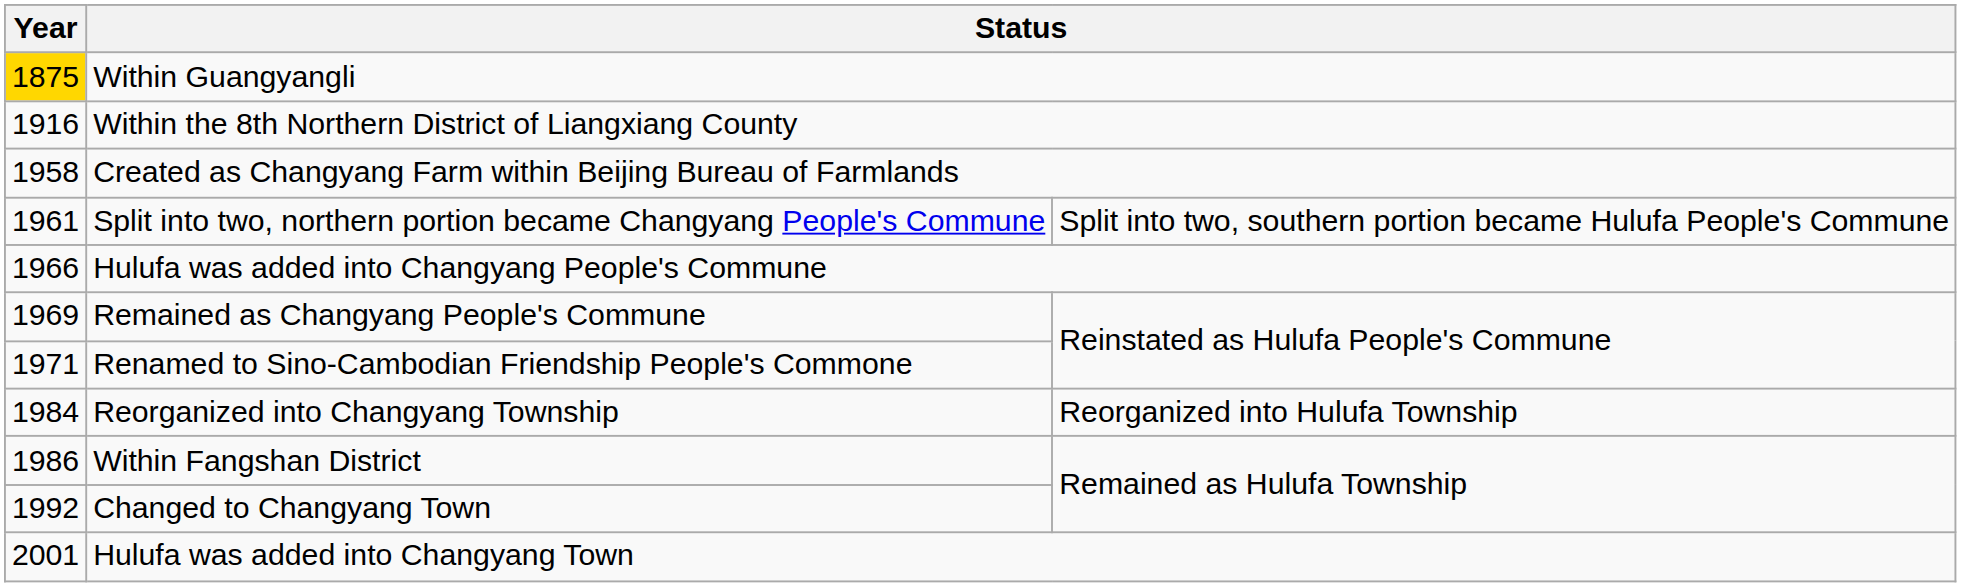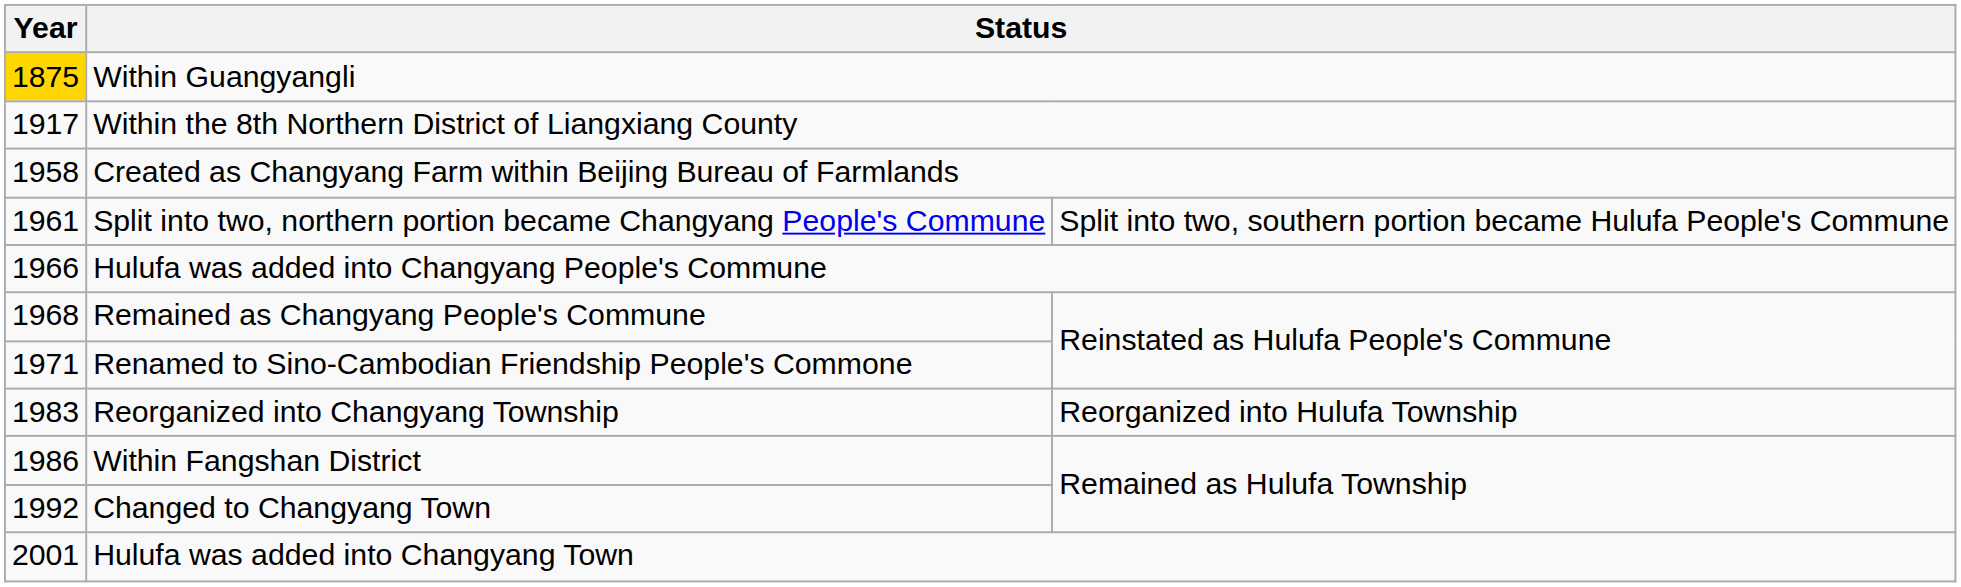(46, 124) 1916 -> (46, 124) 1917
(46, 316) 1969 -> (46, 316) 1968
(46, 412) 1984 -> (46, 412) 1983
